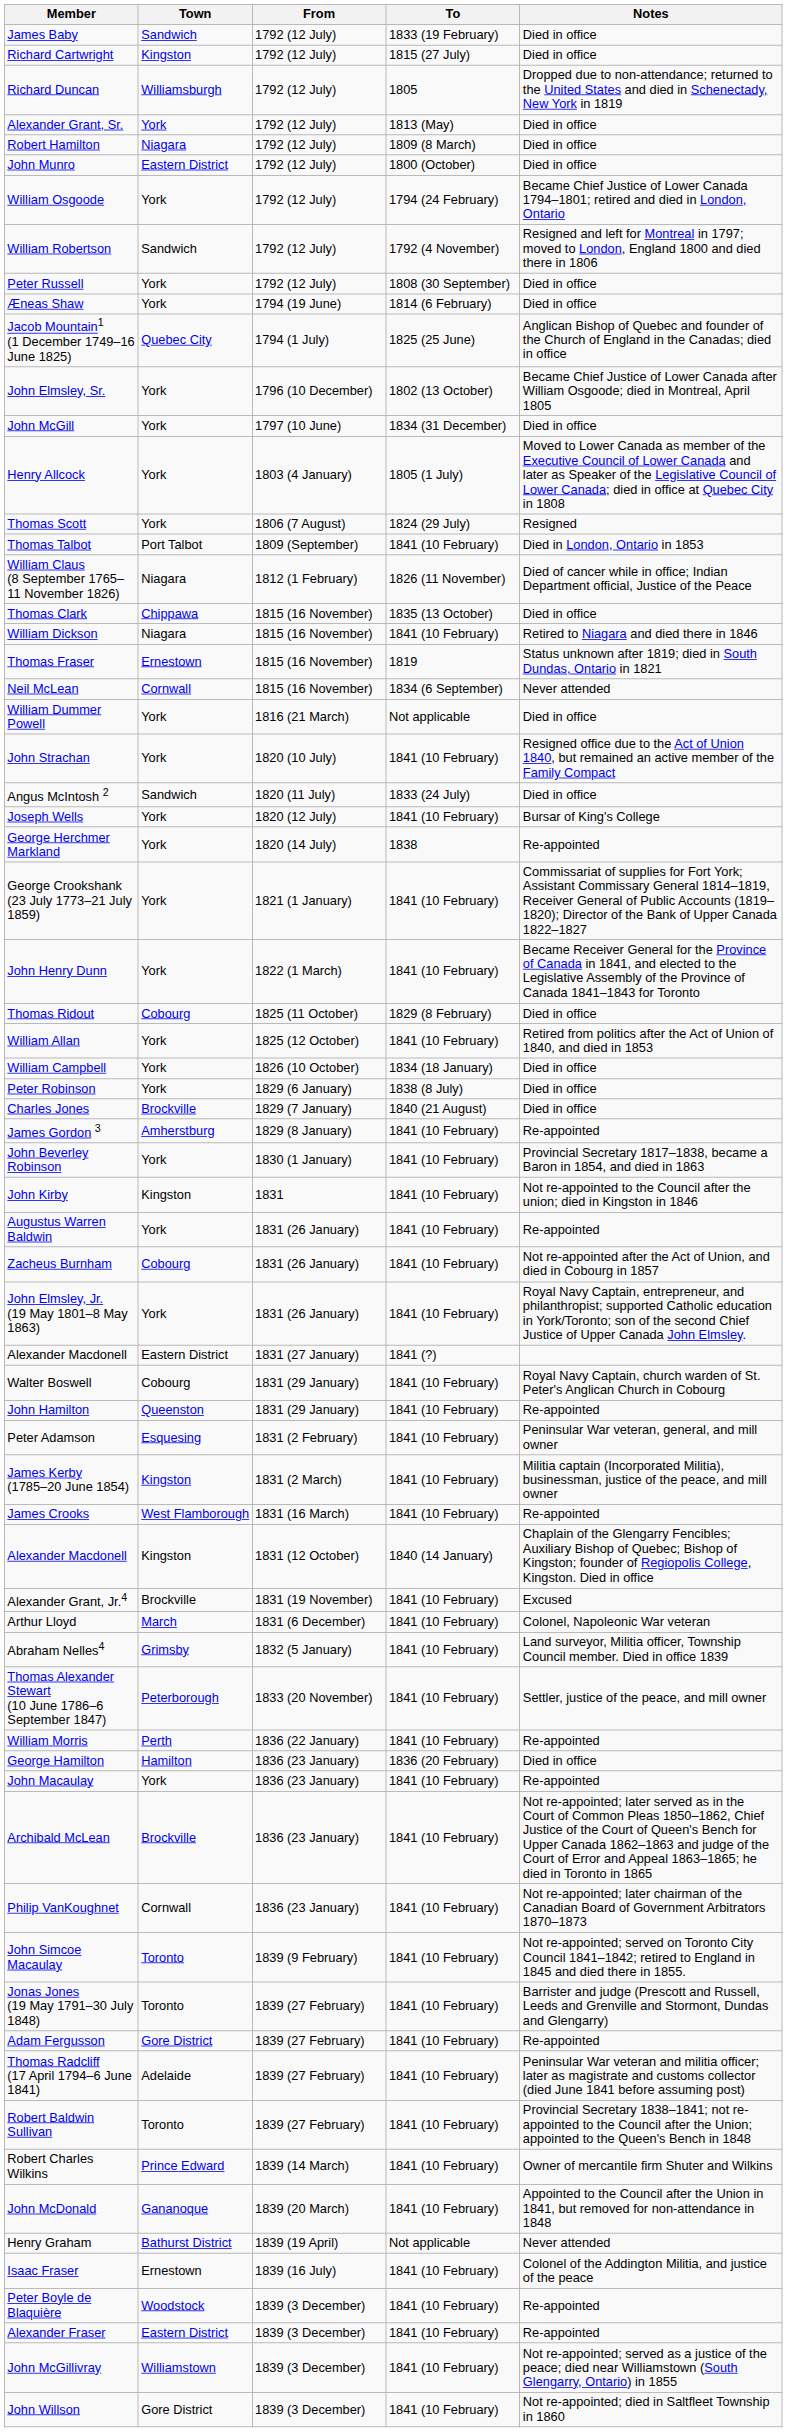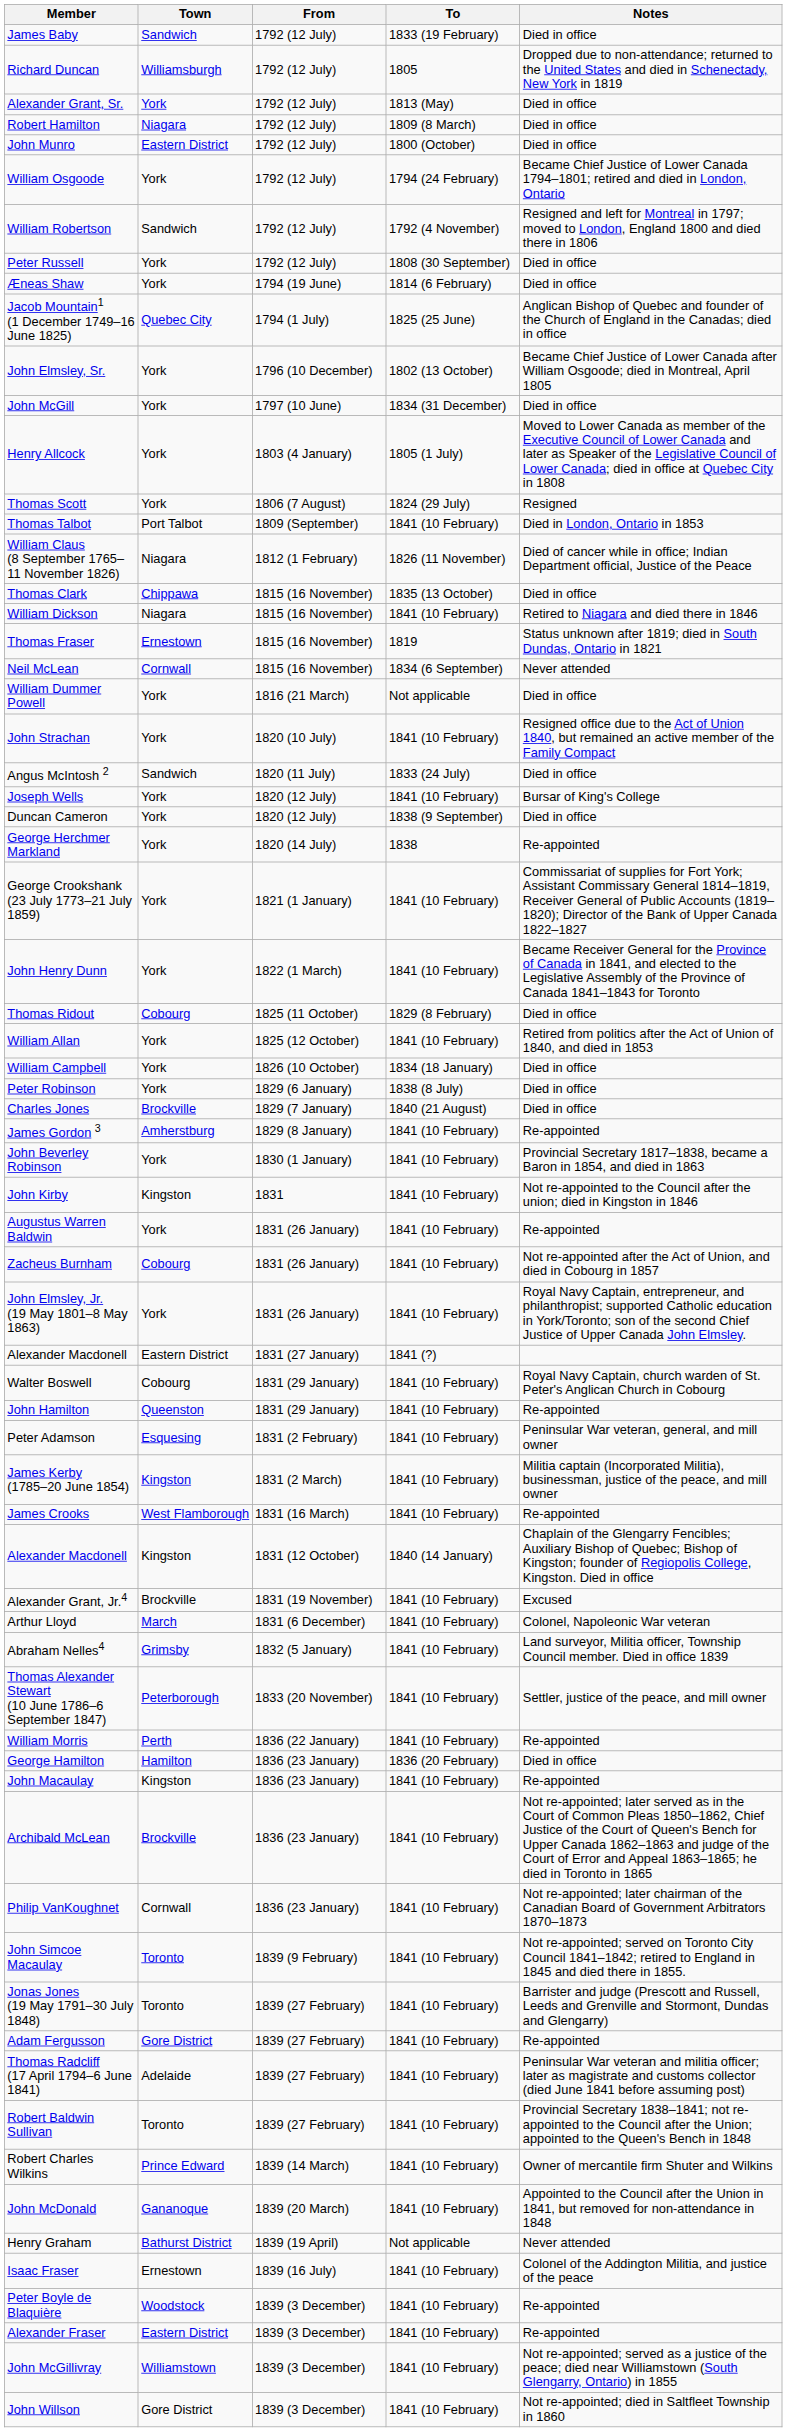- row: (60, 55)
+ row: (58, 817)
(154, 1781) York -> (166, 1781) Kingston
